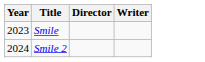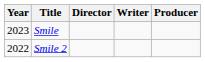+ column: (176, 13)
(18, 48) 2024 -> (18, 48) 2022
